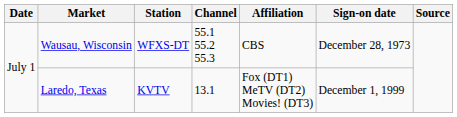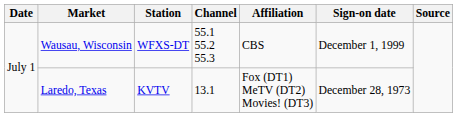(364, 45) December 28, 1973 -> (361, 45) December 1, 1999
(361, 90) December 1, 1999 -> (364, 90) December 28, 1973
